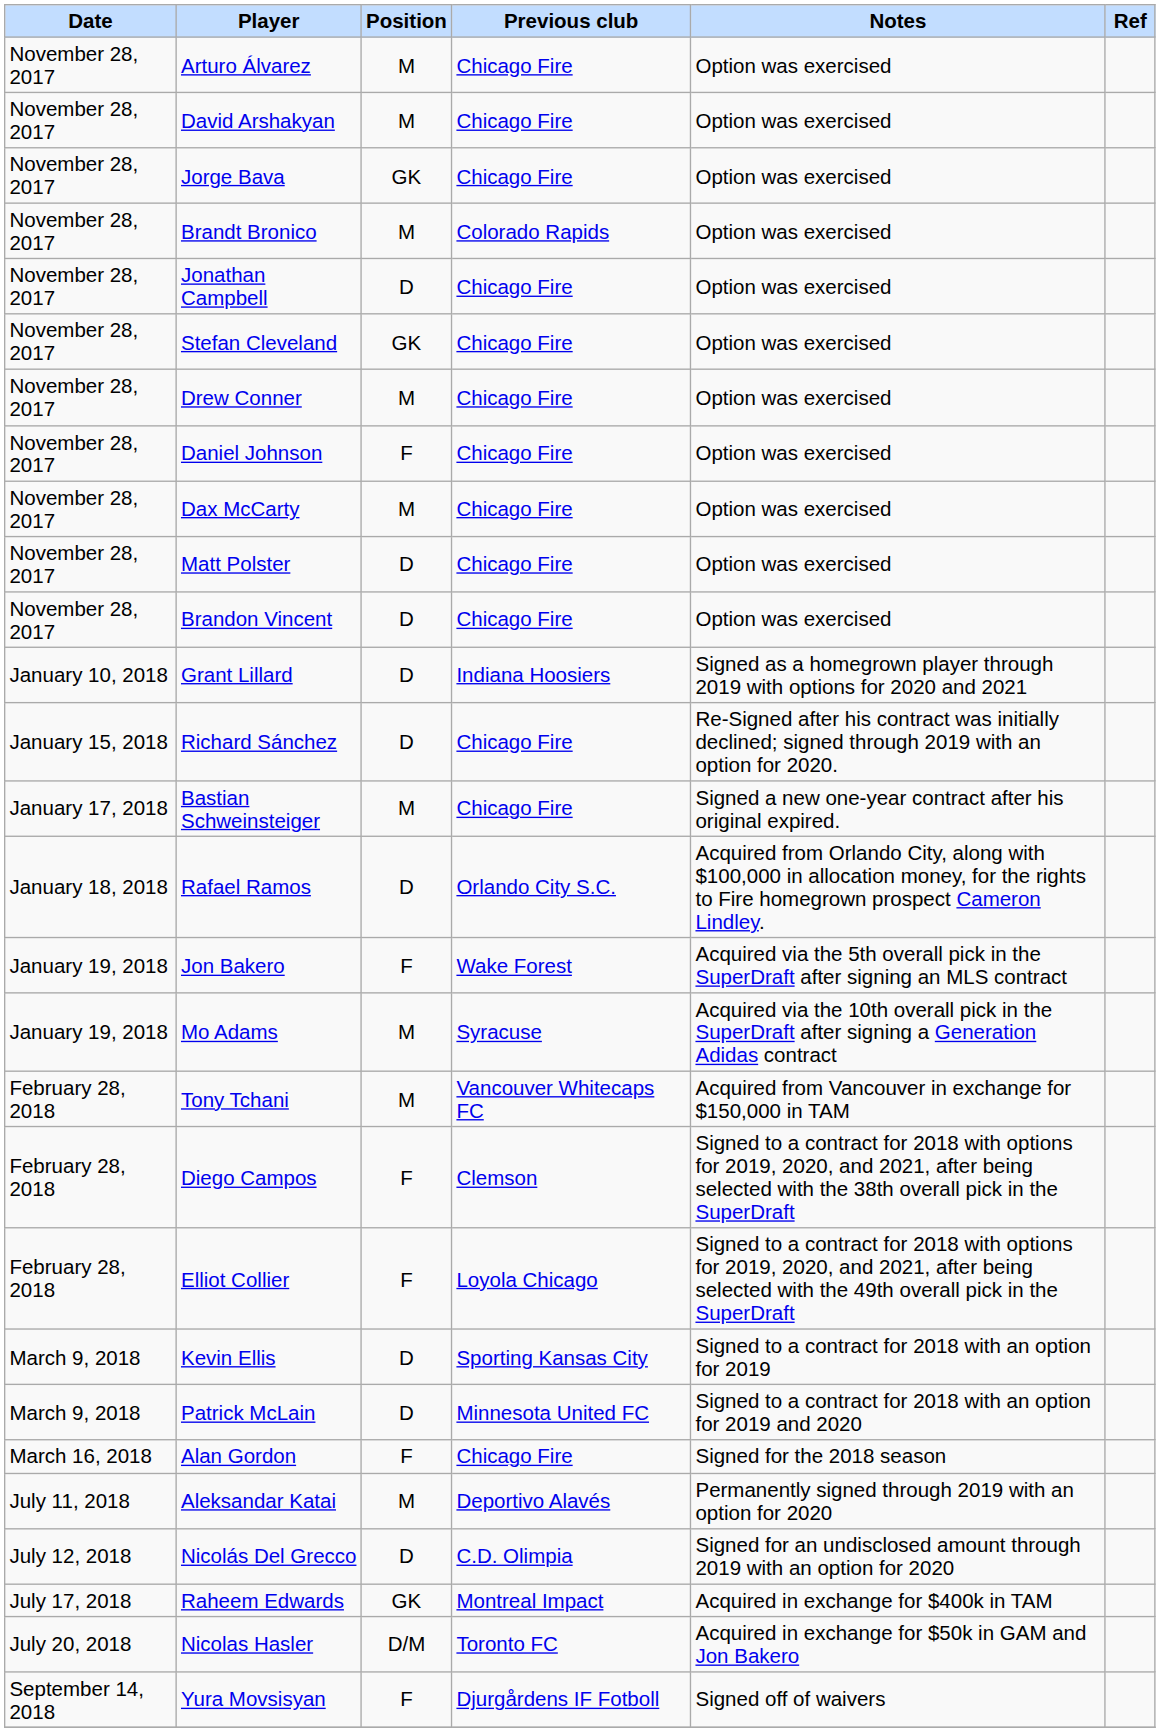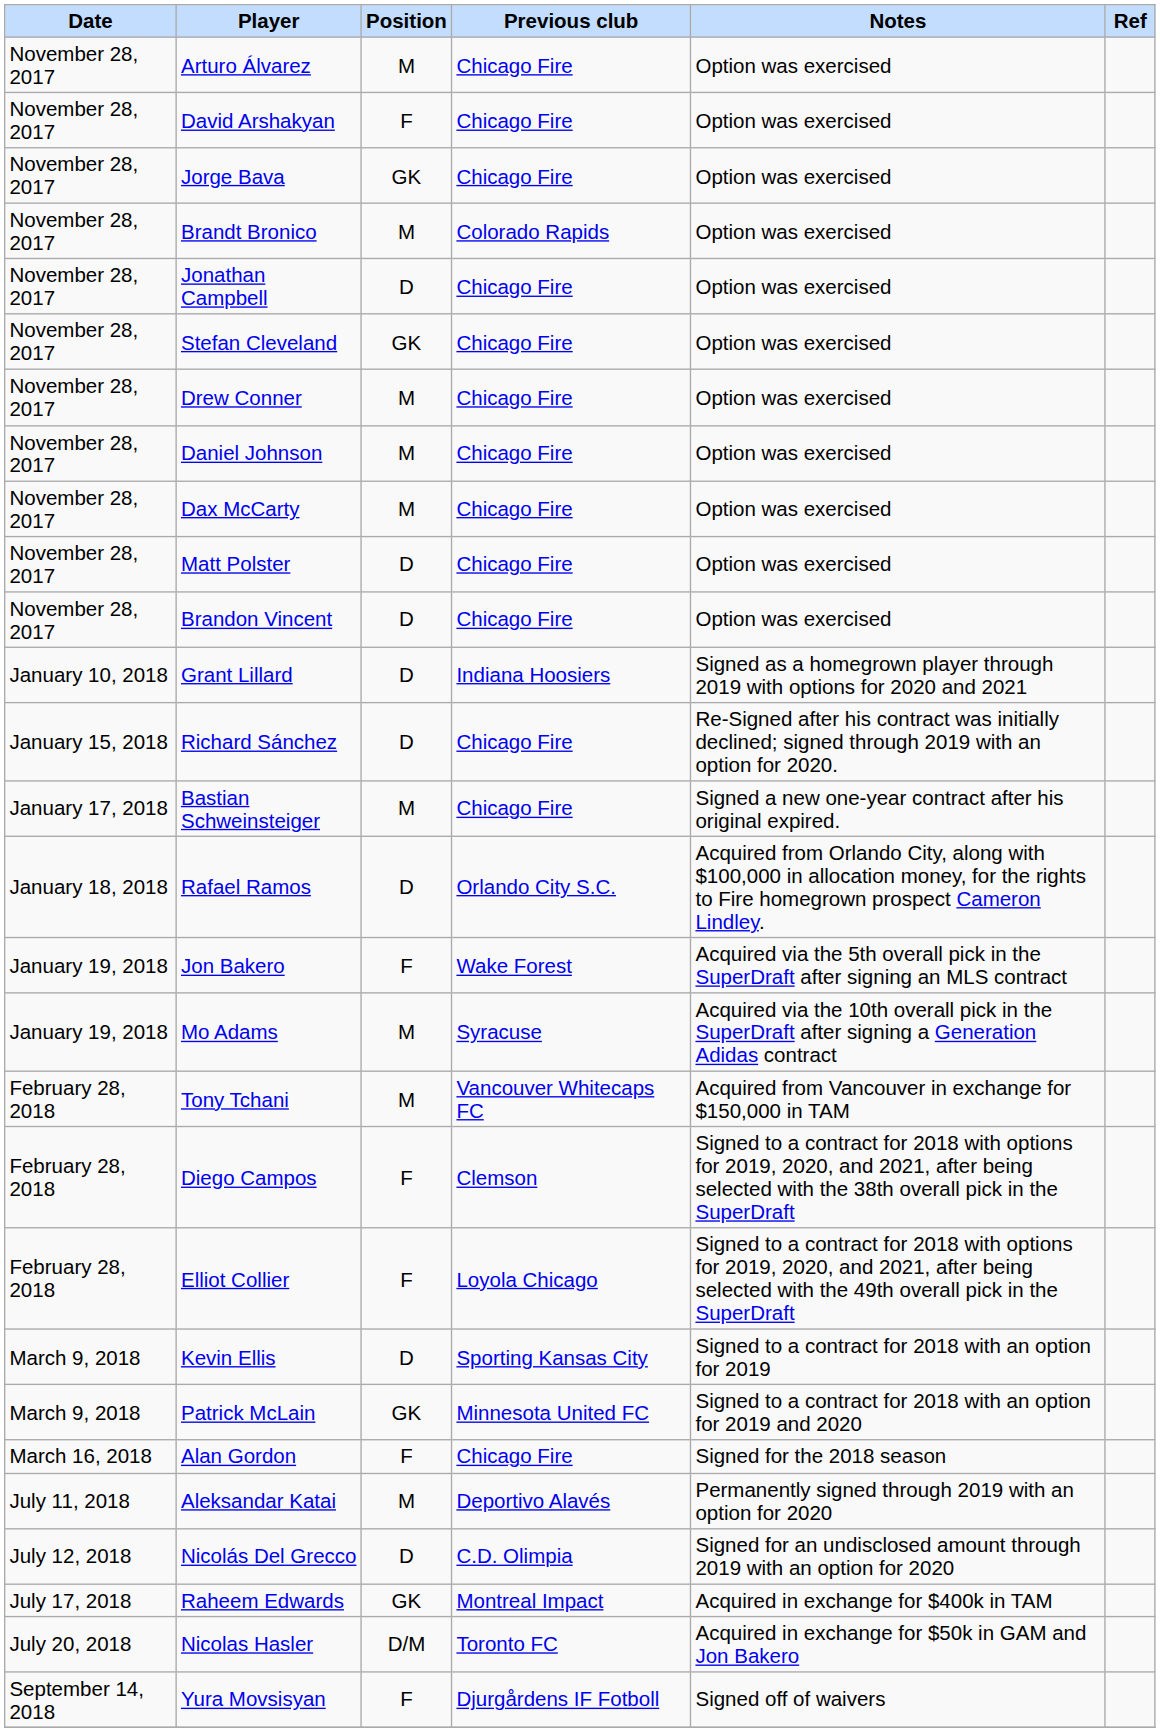(406, 120) M -> (406, 120) F
(406, 453) F -> (406, 453) M
(406, 1413) D -> (406, 1413) GK
